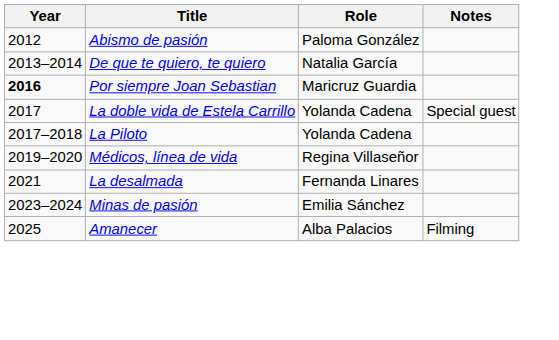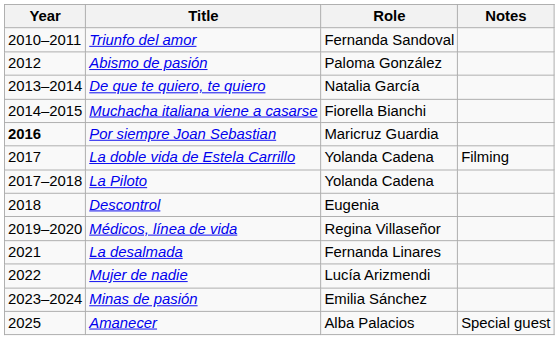+ row: (143, 39)
+ row: (203, 110)
(471, 110) Special guest -> (485, 157) Filming
+ row: (125, 205)
+ row: (138, 275)
(450, 228) Filming -> (506, 323) Special guest
